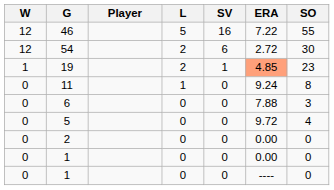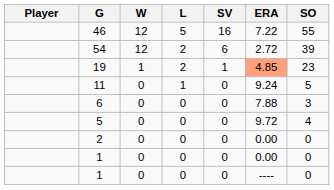columns swapped: (125, 13) <-> (25, 13)
(308, 49) 30 -> (308, 49) 39
(308, 85) 8 -> (308, 85) 5
